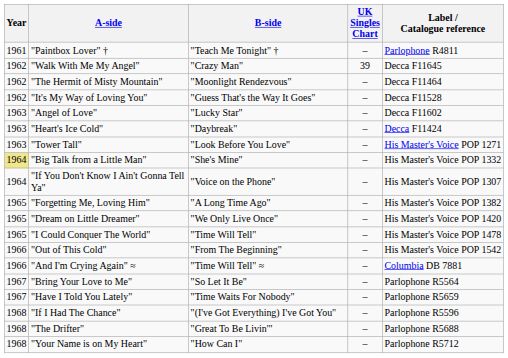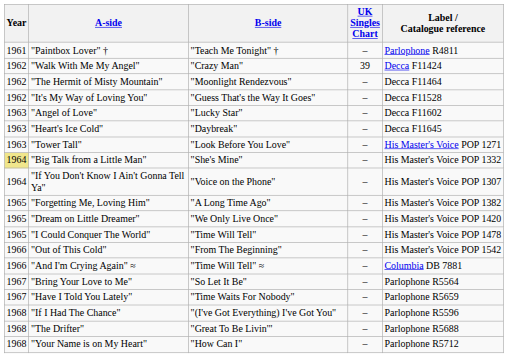(413, 66) Decca F11645 -> (413, 66) Decca F11424
(413, 129) Decca F11424 -> (413, 129) Decca F11645
